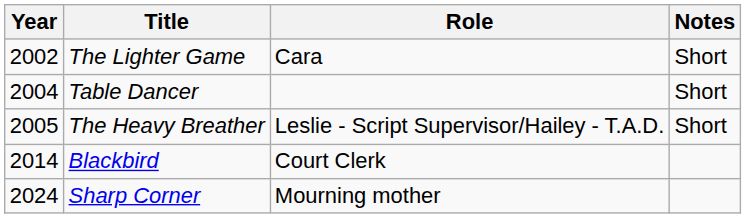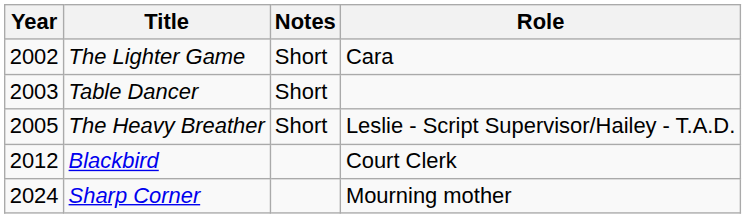columns swapped: (470, 21) <-> (705, 21)
(34, 91) 2004 -> (34, 91) 2003
(34, 160) 2014 -> (34, 160) 2012
